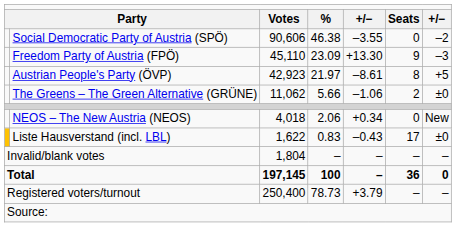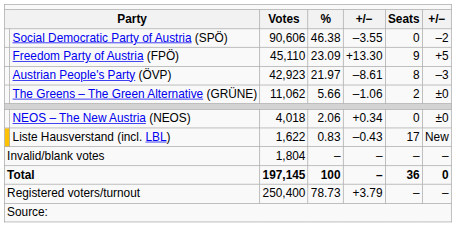(442, 56) –3 -> (442, 56) +5
(442, 75) +5 -> (442, 75) –3
(437, 118) New -> (442, 118) ±0
(442, 137) ±0 -> (437, 137) New
